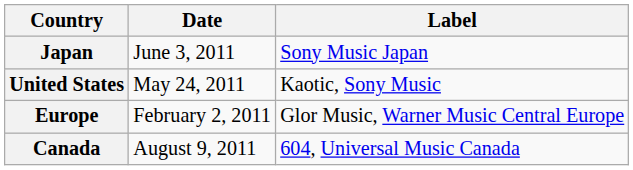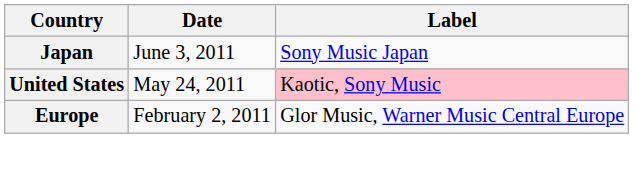(361, 84) no background -> (361, 84) pink background
- row: (67, 148)
